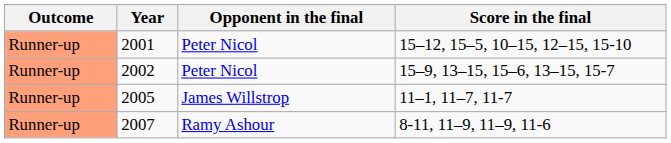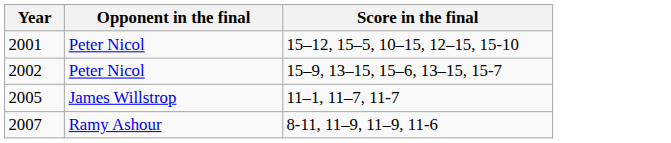- column: (61, 17)
